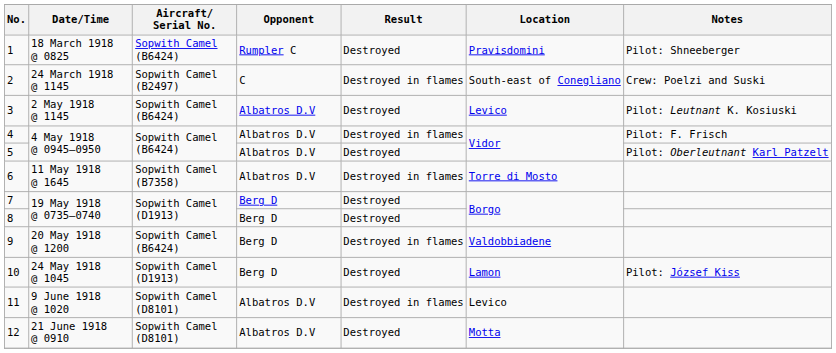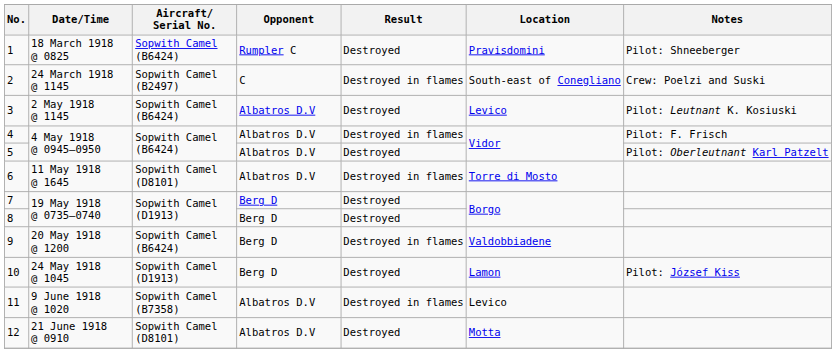(176, 176) Sopwith Camel (B7358) -> (176, 176) Sopwith Camel (D8101)
(176, 302) Sopwith Camel (D8101) -> (176, 302) Sopwith Camel (B7358)
